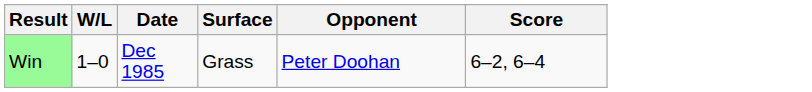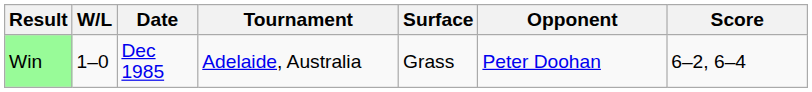+ column: (298, 19)
